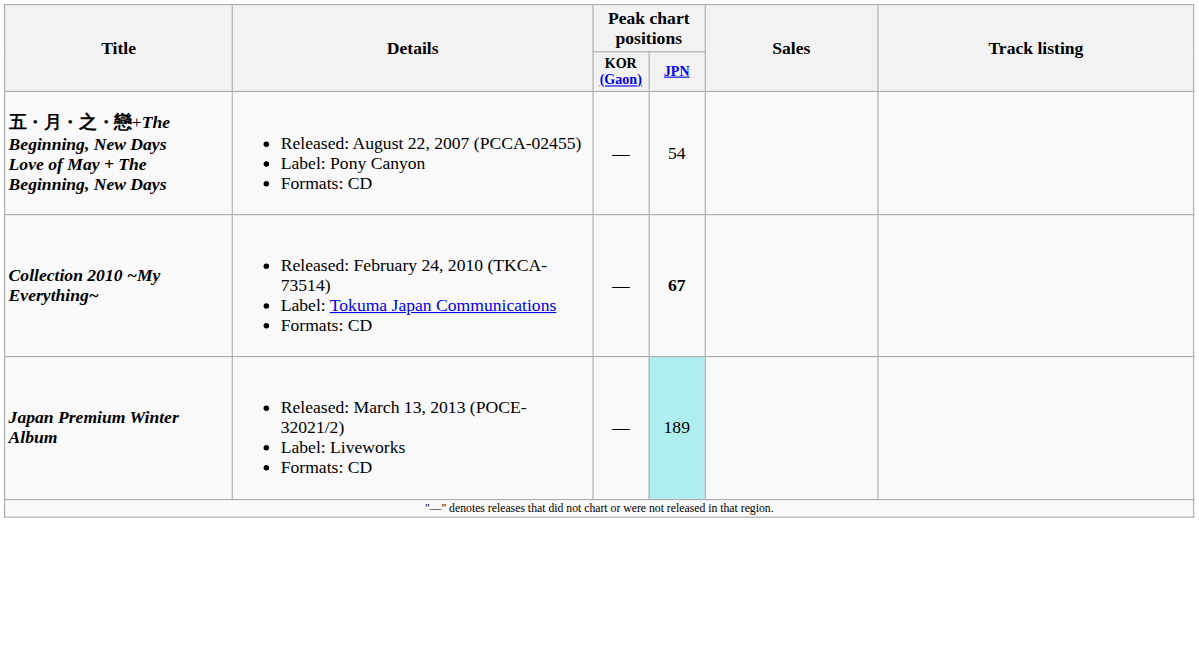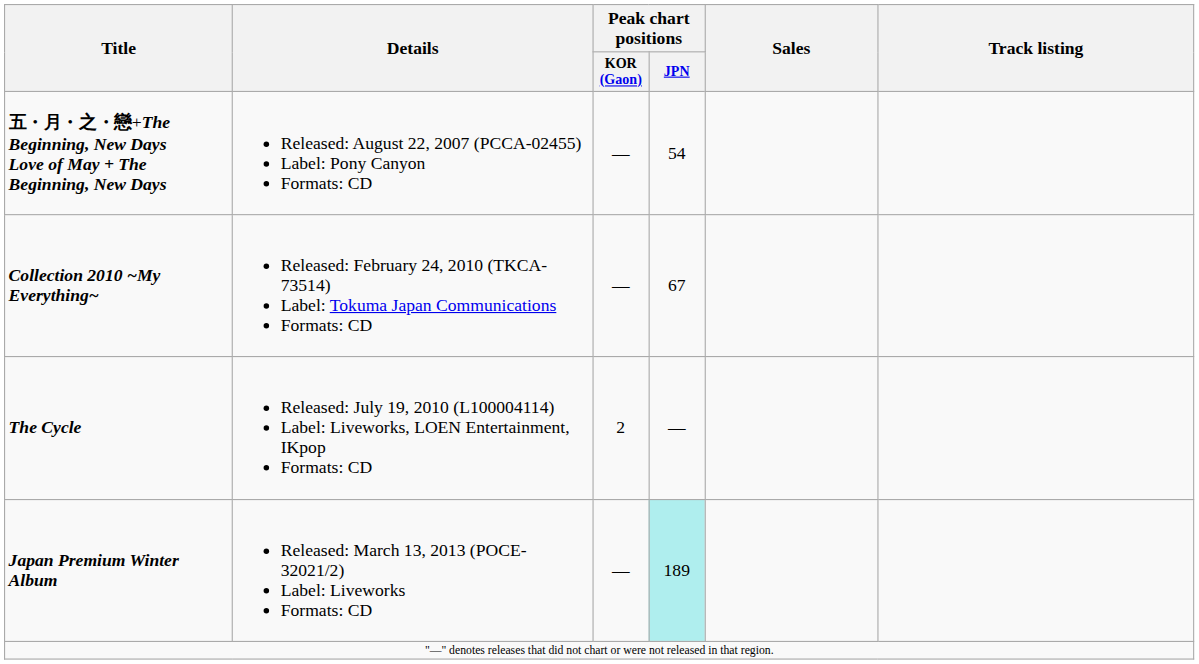(677, 285) bold -> (677, 285) normal
+ row: (45, 427)
